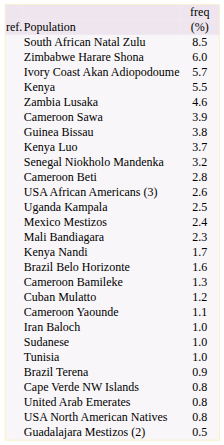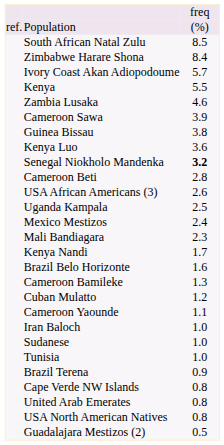(200, 57) 6.0 -> (200, 57) 8.4
(200, 147) 3.7 -> (200, 147) 3.6
(200, 162) normal -> (200, 162) bold
